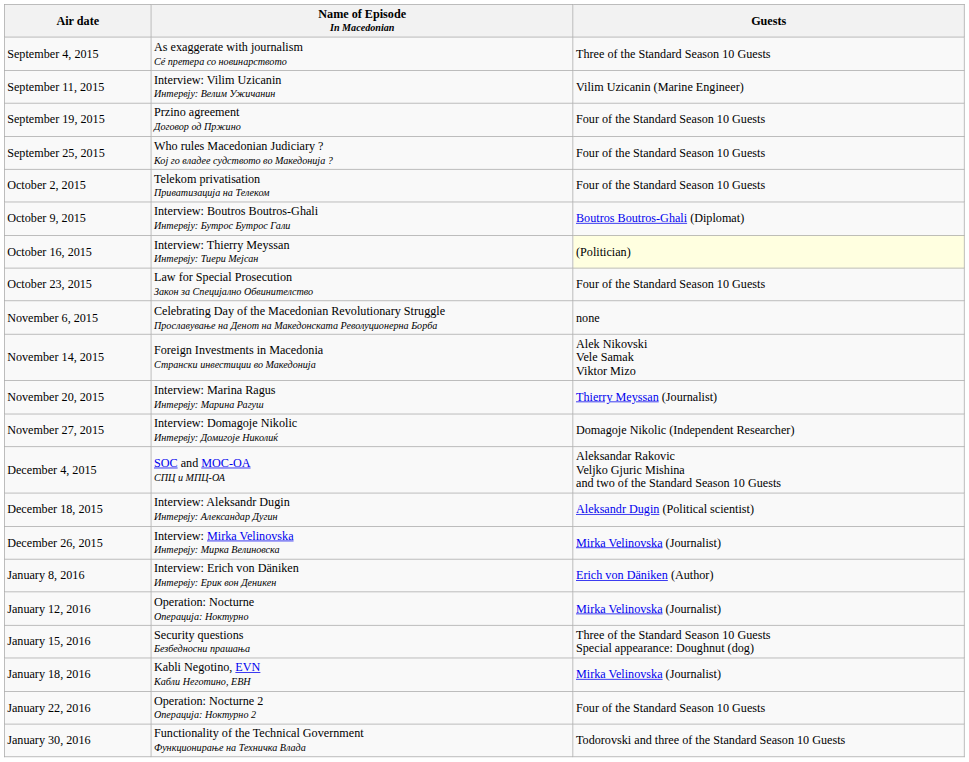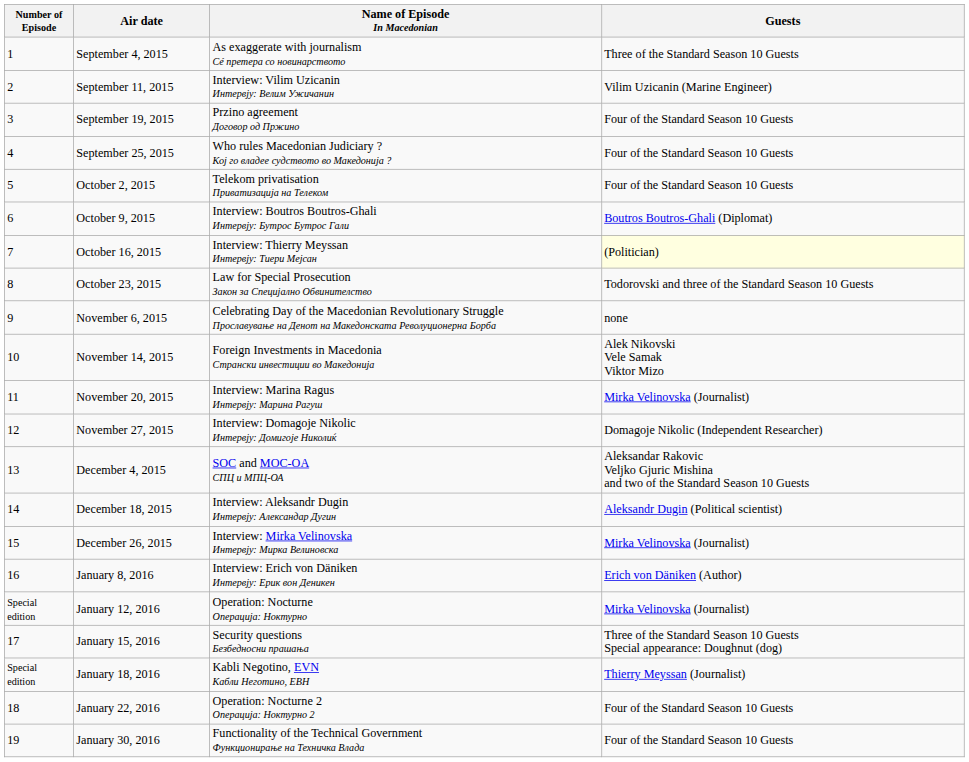+ column: (39, 21)
(671, 284) Four of the Standard Season 10 Guests -> (739, 284) Todorovski and three of the Standard Season 10 Guests
(647, 397) Thierry Meyssan (Journalist) -> (677, 397) Mirka Velinovska (Journalist)
(648, 674) Mirka Velinovska (Journalist) -> (675, 674) Thierry Meyssan (Journalist)
(711, 740) Todorovski and three of the Standard Season 10 Guests -> (699, 740) Four of the Standard Season 10 Guests
